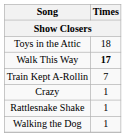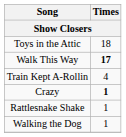(106, 76) 7 -> (106, 76) 4
(106, 92) normal -> (106, 92) bold
